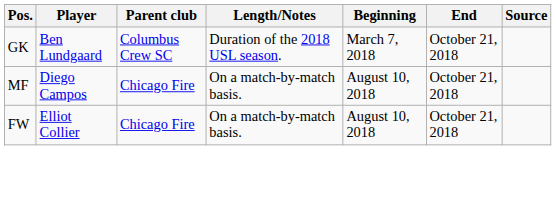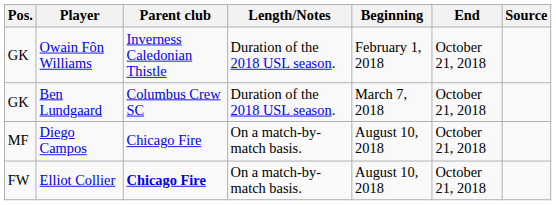+ row: (72, 54)
(157, 124) normal -> (166, 180) bold
